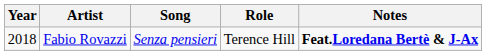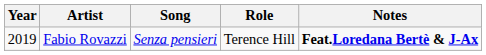(22, 38) 2018 -> (22, 38) 2019
